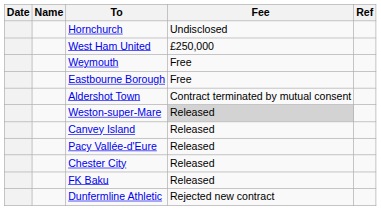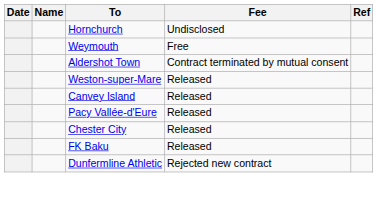- row: (109, 46)
- row: (117, 79)
(192, 113) lightgrey background -> (189, 79) no background
